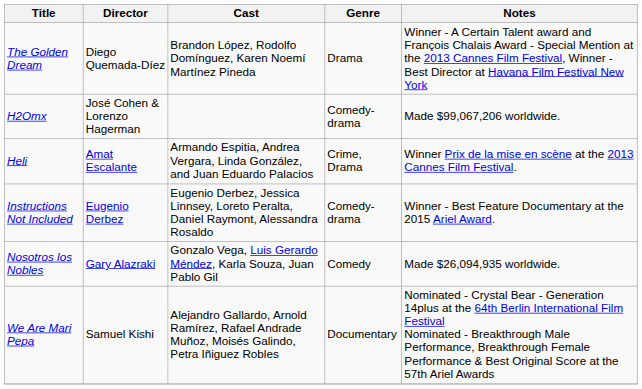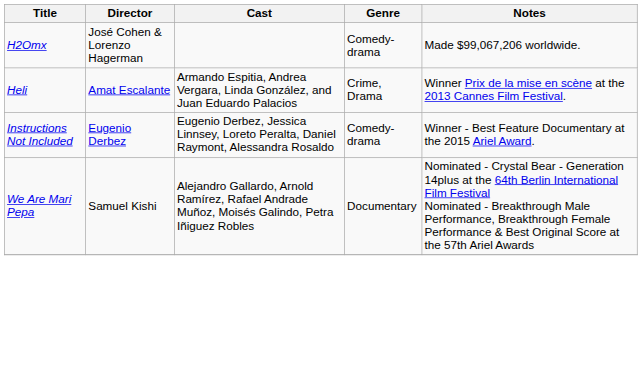- row: (38, 58)
- row: (40, 264)
